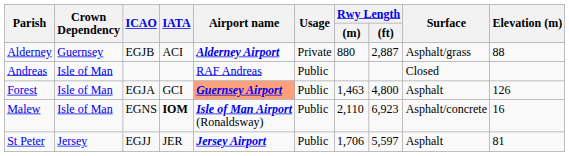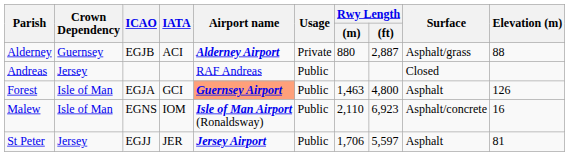(85, 71) Isle of Man -> (72, 71) Jersey
(175, 109) bold -> (174, 109) normal
